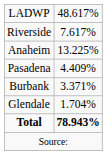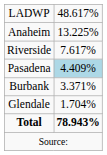rows swapped: (29, 50) <-> (29, 31)
(78, 68) no background -> (78, 68) lightblue background
